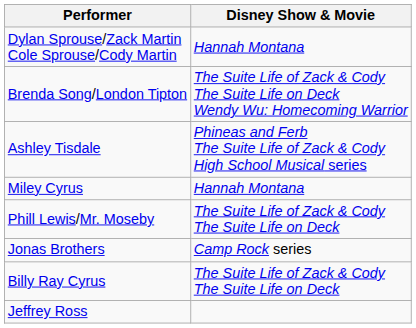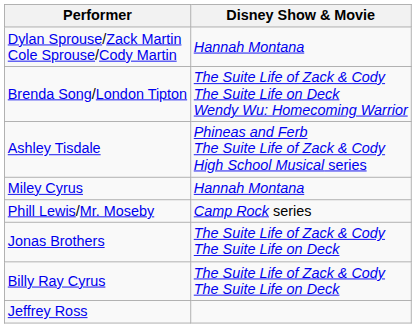(289, 219) The Suite Life of Zack & Cody The Suite Life on Deck -> (253, 211) Camp Rock series
(253, 250) Camp Rock series -> (289, 242) The Suite Life of Zack & Cody The Suite Life on Deck
